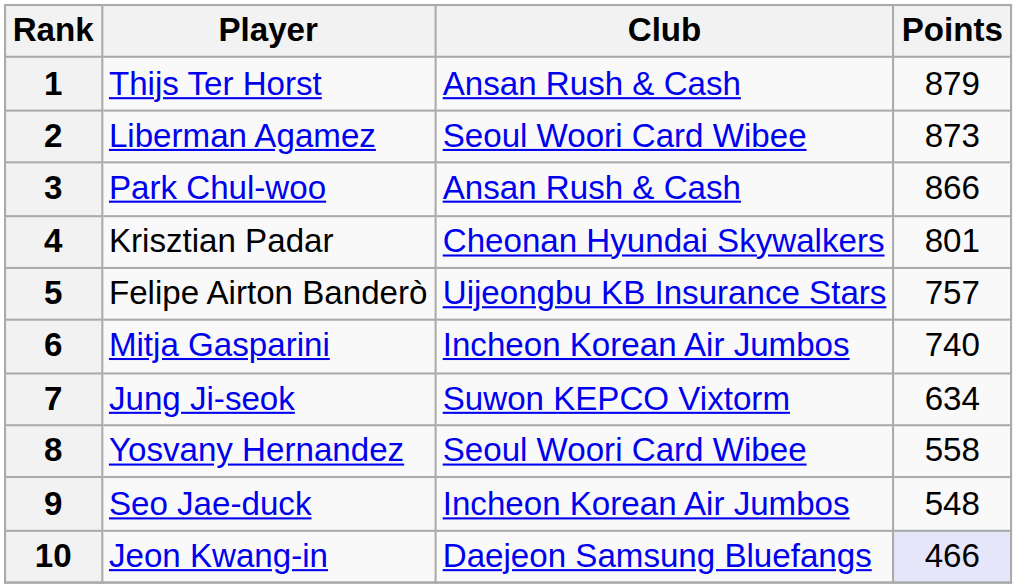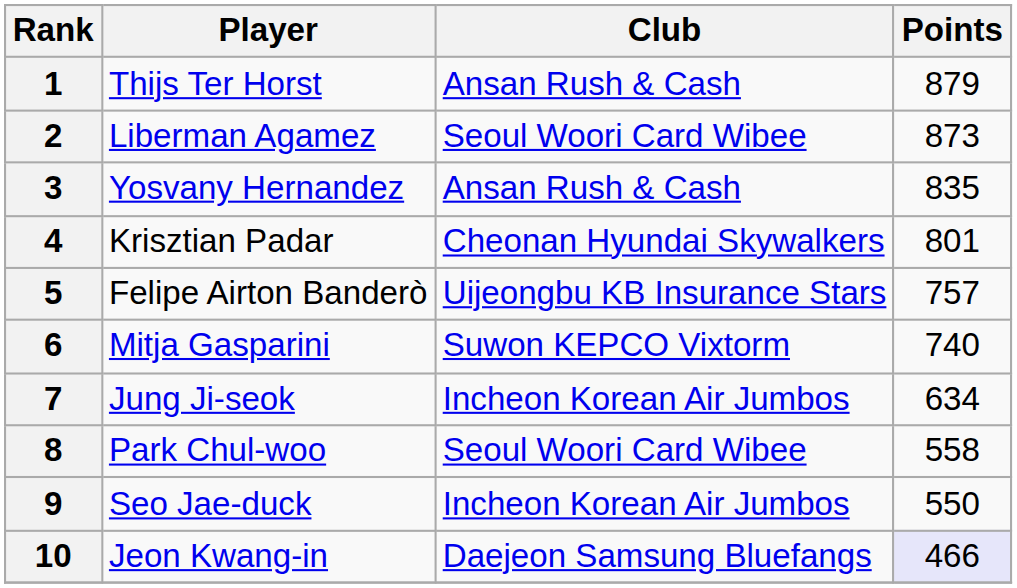(218, 188) Park Chul-woo -> (257, 188) Yosvany Hernandez
(952, 188) 866 -> (952, 188) 835
(646, 345) Incheon Korean Air Jumbos -> (616, 345) Suwon KEPCO Vixtorm
(616, 398) Suwon KEPCO Vixtorm -> (646, 398) Incheon Korean Air Jumbos
(257, 450) Yosvany Hernandez -> (218, 450) Park Chul-woo
(952, 503) 548 -> (952, 503) 550
